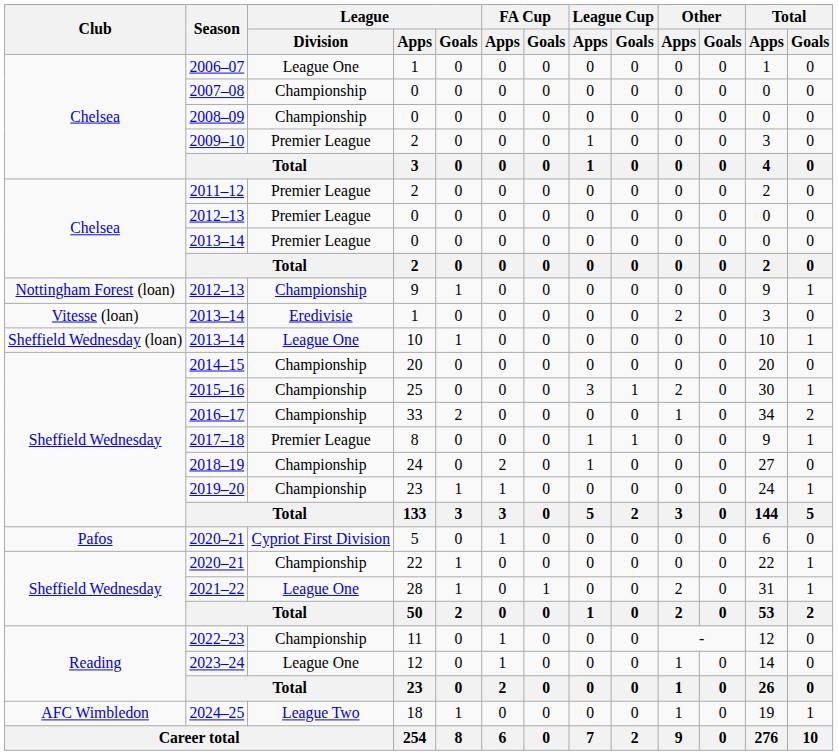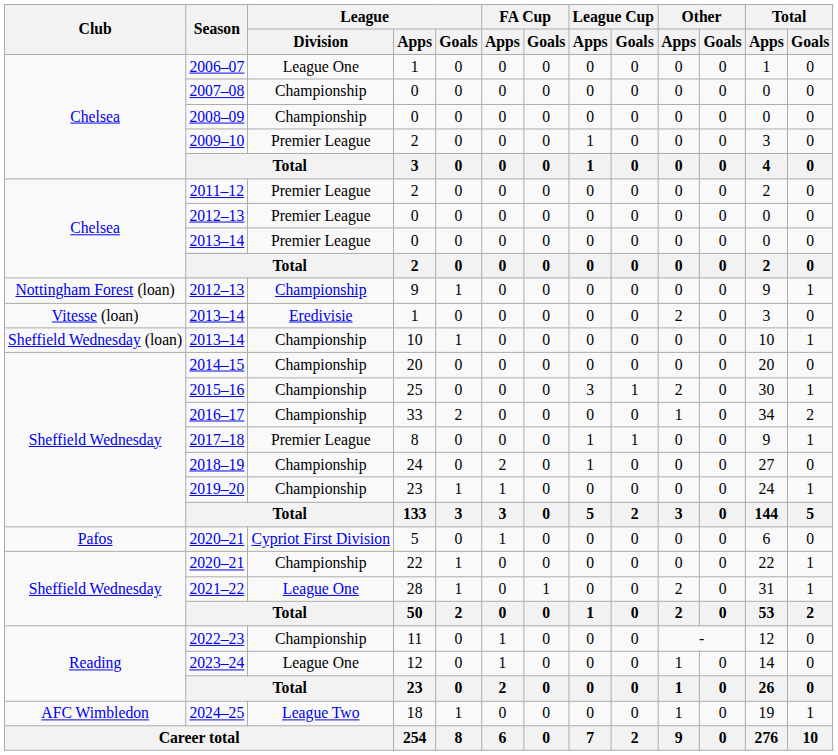(321, 340) League One -> (321, 340) Championship
